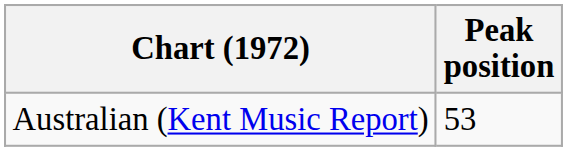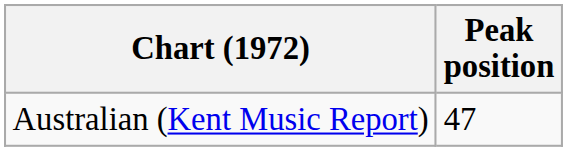(460, 118) 53 -> (460, 118) 47
